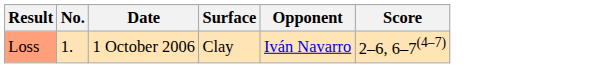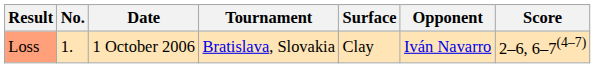+ column: (269, 17)
